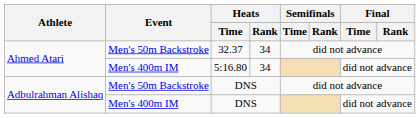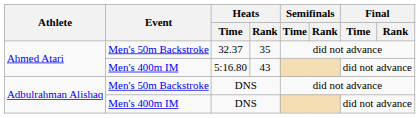(265, 50) 34 -> (265, 50) 35
(265, 68) 34 -> (265, 68) 43
